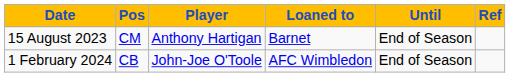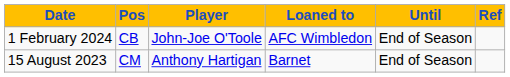rows swapped: (57, 38) <-> (60, 60)
